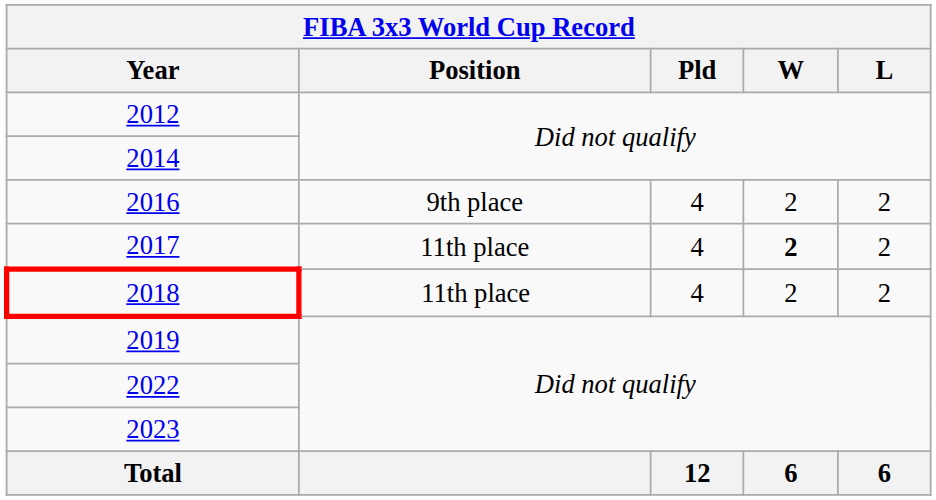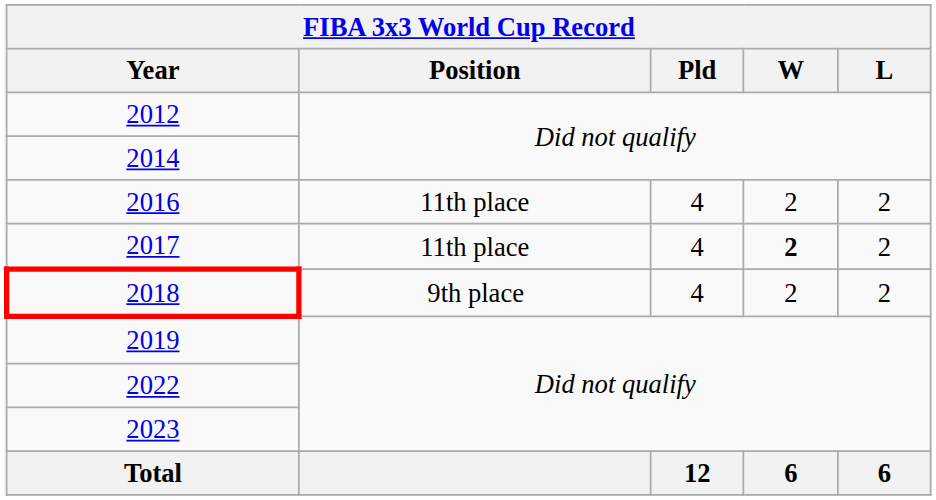(475, 202) 9th place -> (475, 202) 11th place
(476, 293) 11th place -> (476, 293) 9th place
